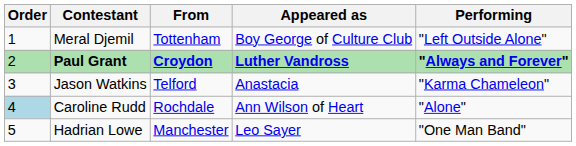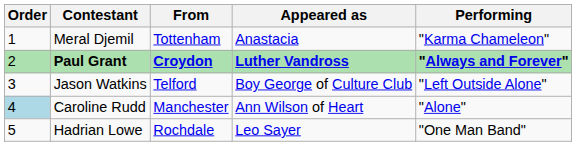(324, 38) Boy George of Culture Club -> (267, 38) Anastacia
(483, 38) "Left Outside Alone" -> (484, 38) "Karma Chameleon"
(267, 84) Anastacia -> (324, 84) Boy George of Culture Club
(484, 84) "Karma Chameleon" -> (483, 84) "Left Outside Alone"
(184, 107) Rochdale -> (191, 107) Manchester
(191, 130) Manchester -> (184, 130) Rochdale
